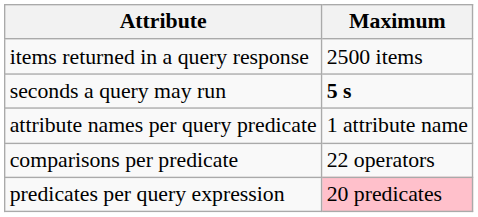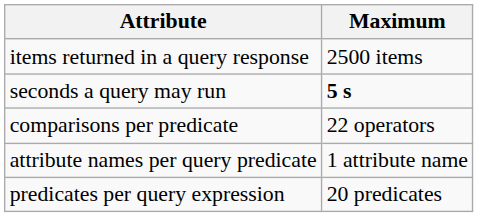rows swapped: (163, 125) <-> (124, 159)
(384, 194) pink background -> (384, 194) no background
